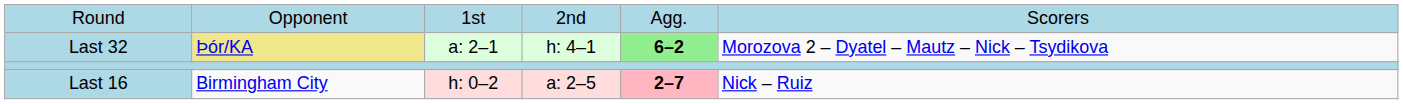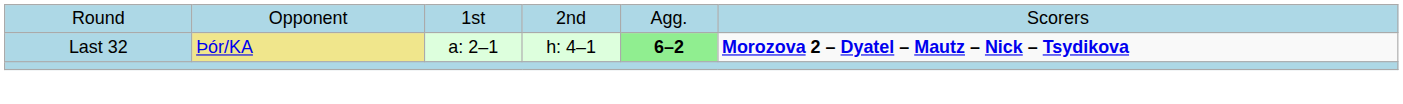(915, 47) normal -> (926, 47) bold
- row: (98, 83)
